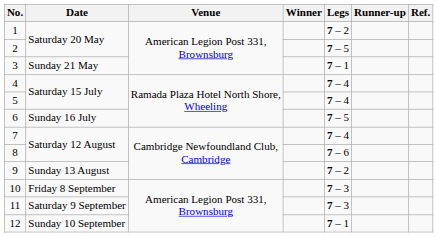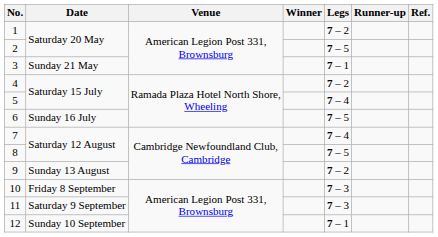(338, 83) 7 – 4 -> (338, 83) 7 – 2
(338, 153) 7 – 6 -> (338, 153) 7 – 5
